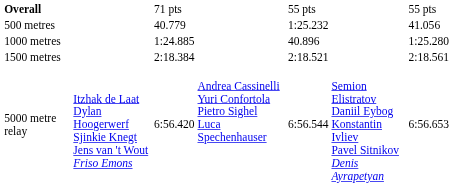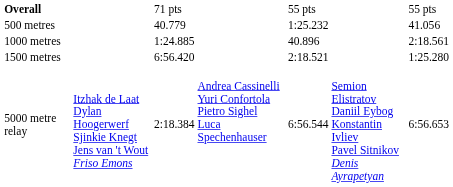(429, 41) 1:25.280 -> (429, 41) 2:18.561
(174, 57) 2:18.384 -> (174, 57) 6:56.420
(429, 57) 2:18.561 -> (429, 57) 1:25.280
(174, 124) 6:56.420 -> (174, 124) 2:18.384
